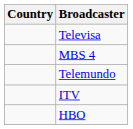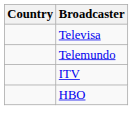- row: (77, 54)
